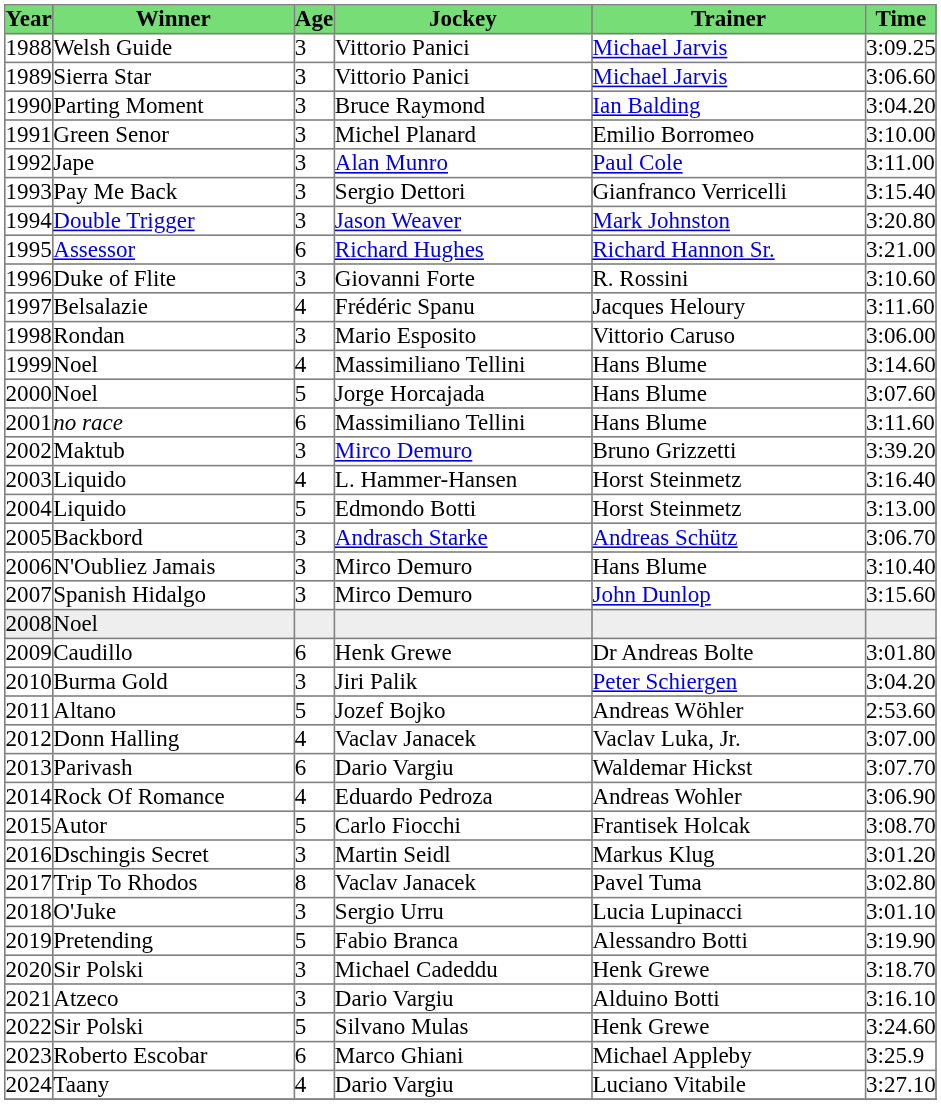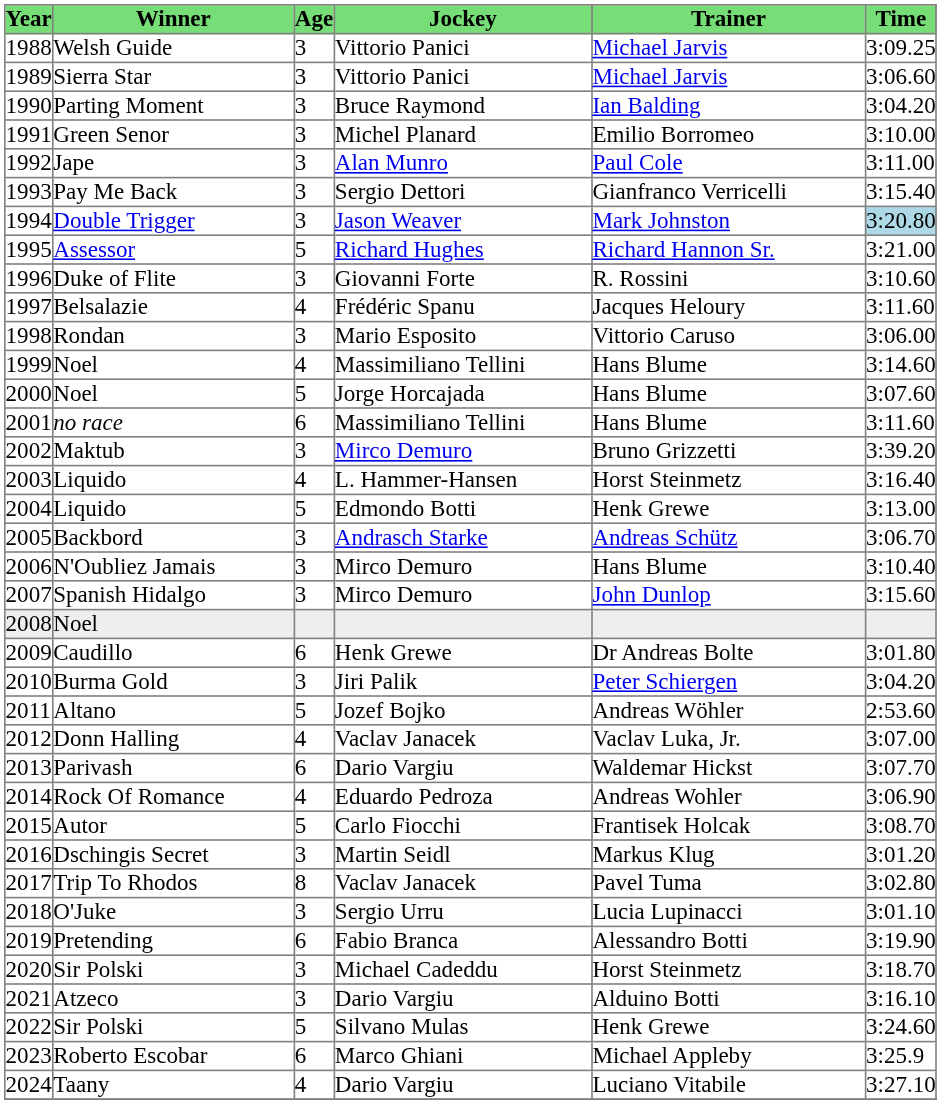(901, 220) no background -> (901, 220) lightblue background
(301, 249) 6 -> (301, 249) 5
(667, 508) Horst Steinmetz -> (651, 508) Henk Grewe
(301, 940) 5 -> (301, 940) 6
(651, 969) Henk Grewe -> (667, 969) Horst Steinmetz
